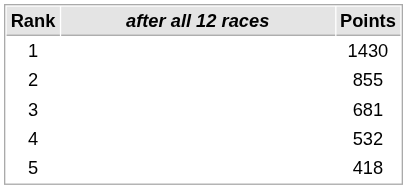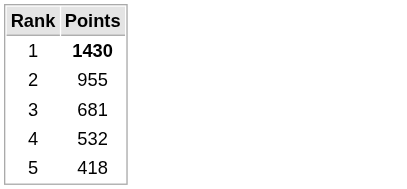- column: (198, 21)
(368, 51) normal -> (93, 51) bold
(368, 80) 855 -> (93, 80) 955
